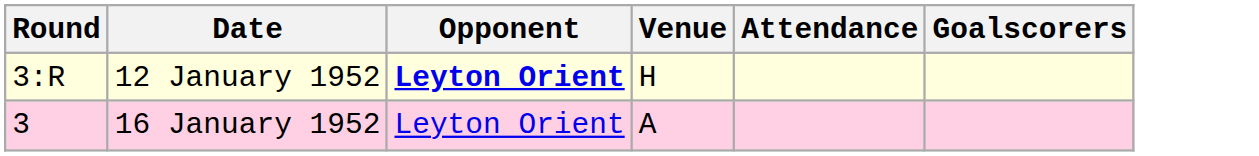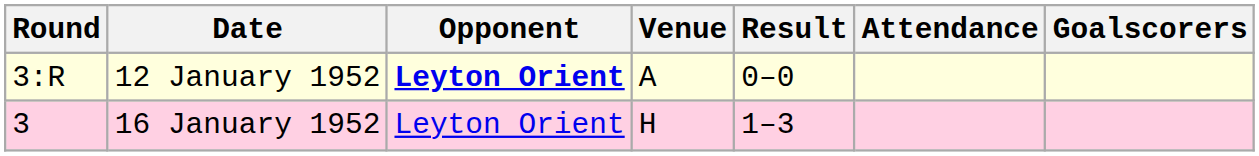+ column: (794, 29)
(648, 77) H -> (648, 77) A
(648, 125) A -> (648, 125) H
